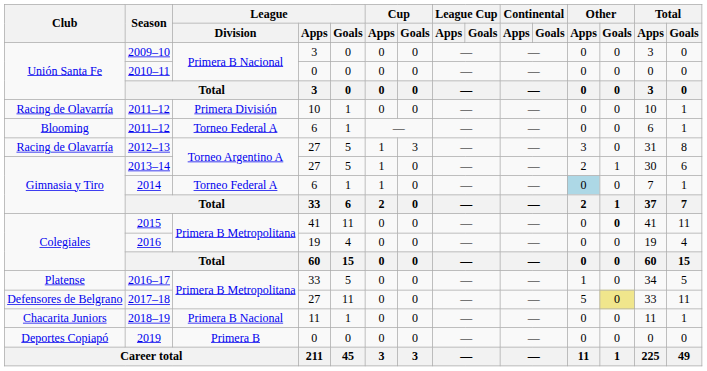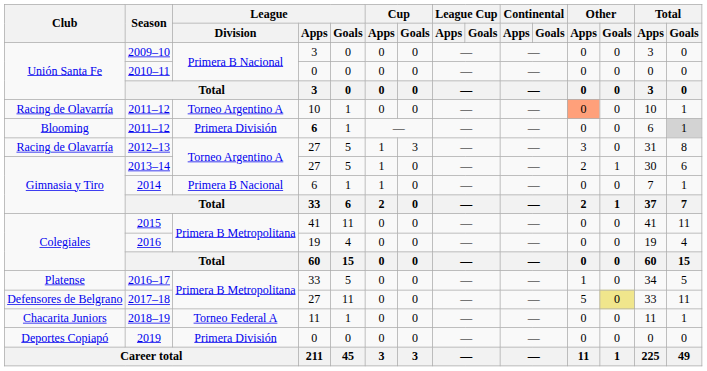(235, 109) Primera División -> (235, 109) Torneo Argentino A
(583, 109) no background -> (583, 109) lightsalmon background
(235, 128) Torneo Federal A -> (235, 128) Primera División
(314, 128) normal -> (314, 128) bold
(684, 128) no background -> (684, 128) lightgrey background
(235, 185) Torneo Federal A -> (235, 185) Primera B Nacional
(583, 185) lightblue background -> (583, 185) no background
(617, 223) bold -> (617, 223) normal
(235, 318) Primera B Nacional -> (235, 318) Torneo Federal A
(235, 337) Primera B -> (235, 337) Primera División
